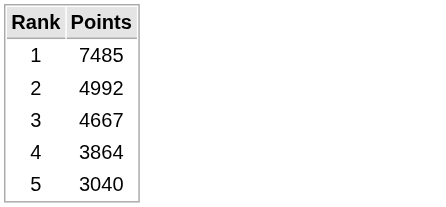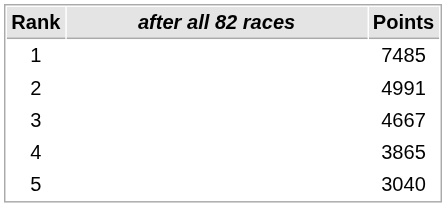+ column: (217, 22)
(101, 88) 4992 -> (403, 88) 4991
(101, 152) 3864 -> (403, 152) 3865
